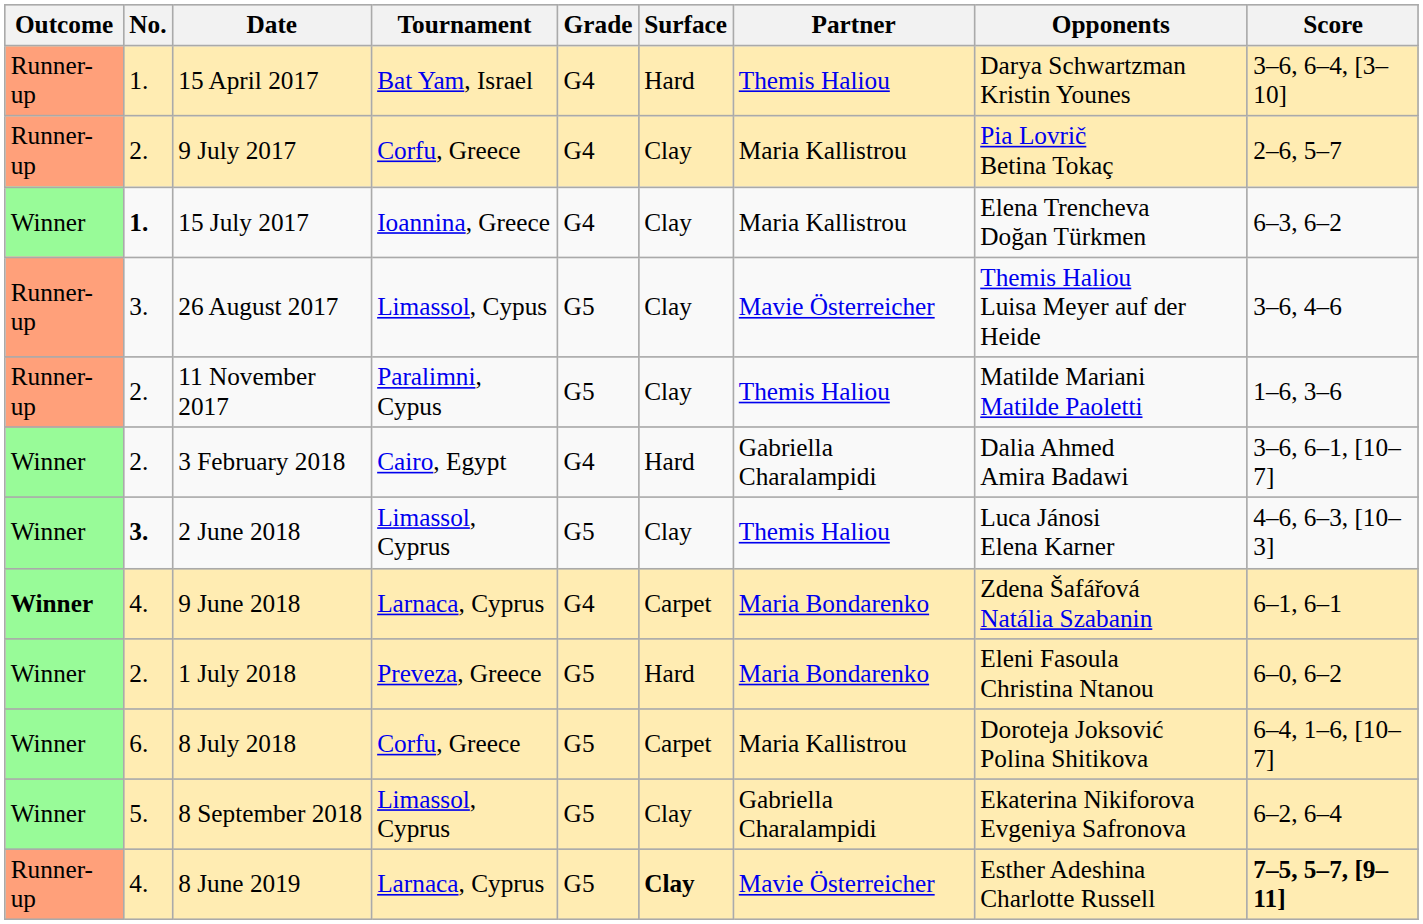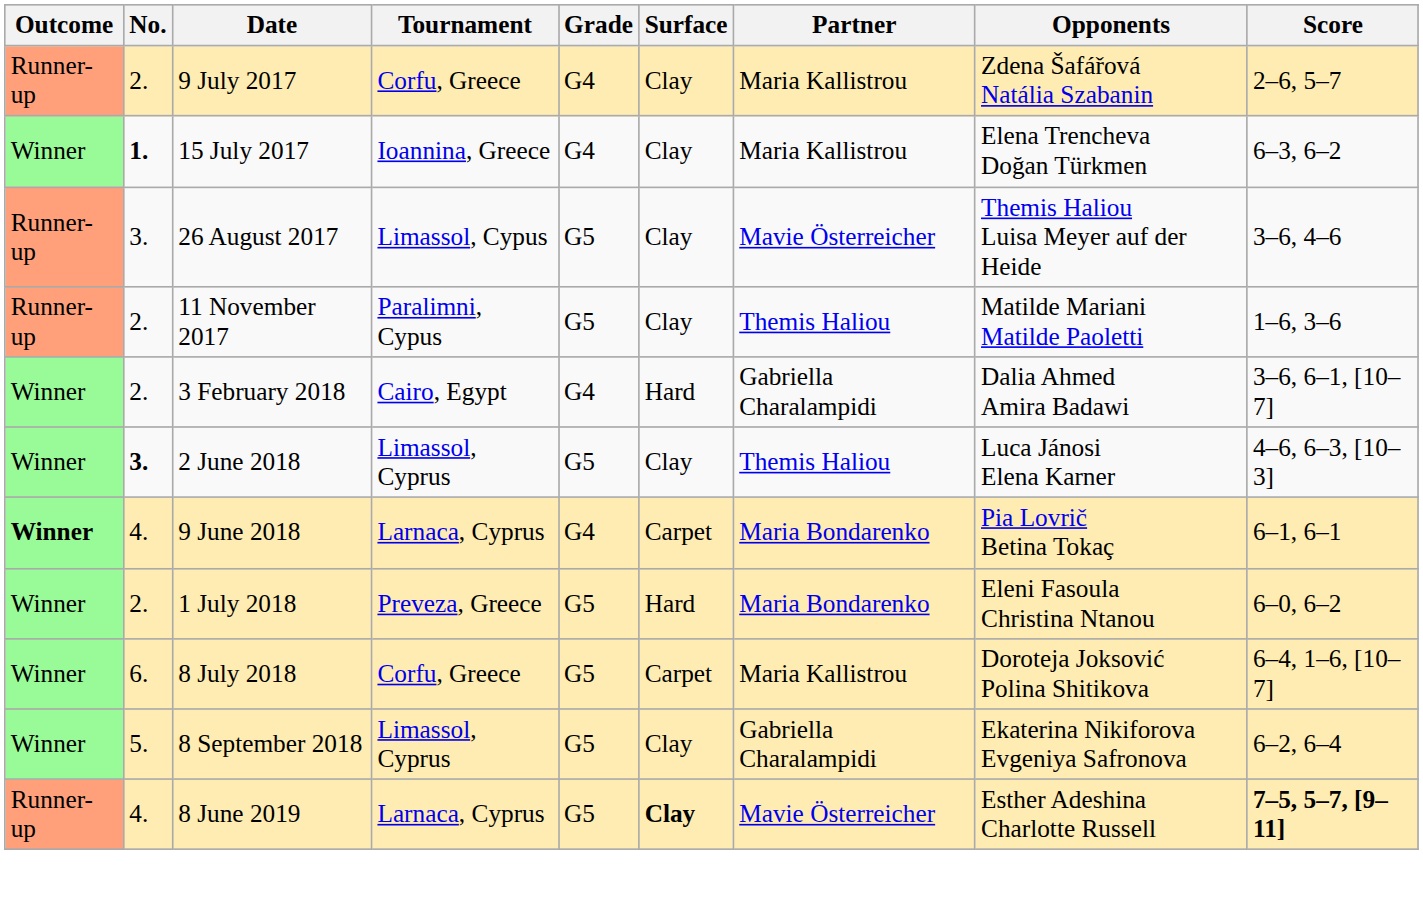- row: (248, 80)
(1047, 150) Pia Lovrič Betina Tokaç -> (1067, 80) Zdena Šafářová Natália Szabanin
(1066, 602) Zdena Šafářová Natália Szabanin -> (1048, 531) Pia Lovrič Betina Tokaç
